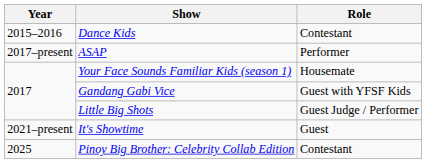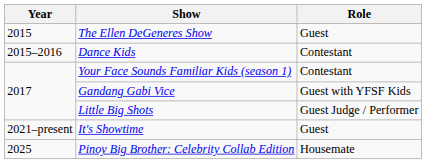+ row: (145, 33)
- row: (92, 52)
(327, 71) Housemate -> (326, 71) Contestant
(326, 149) Contestant -> (327, 149) Housemate
